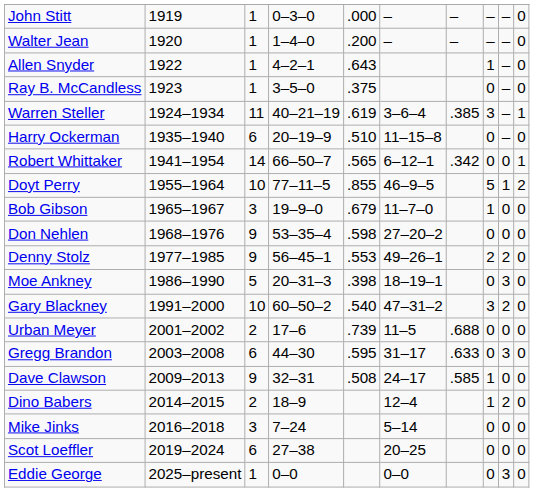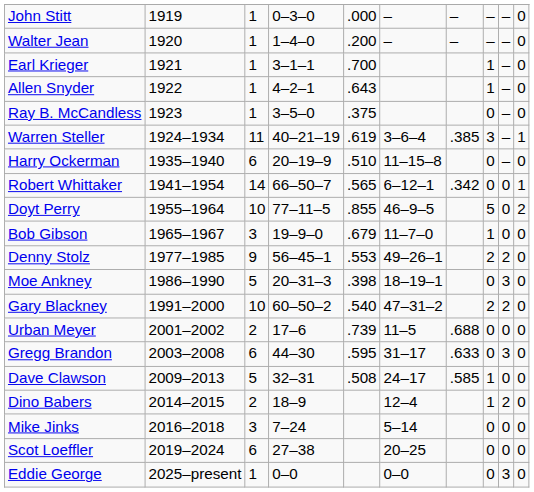+ row: (48, 64)
(506, 185) 1 -> (506, 209) 0
- row: (48, 233)
(491, 305) 3 -> (491, 305) 2
(253, 378) 9 -> (253, 378) 5
